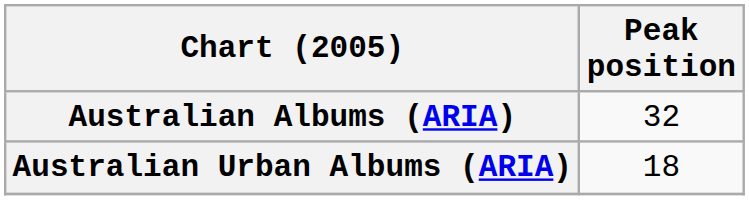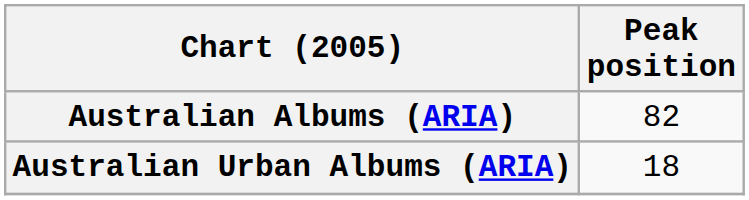(661, 117) 32 -> (661, 117) 82
